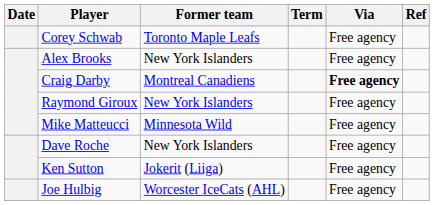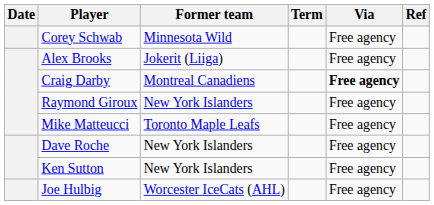(202, 37) Toronto Maple Leafs -> (188, 37) Minnesota Wild
(198, 59) New York Islanders -> (183, 59) Jokerit (Liiga)
(188, 124) Minnesota Wild -> (202, 124) Toronto Maple Leafs
(183, 168) Jokerit (Liiga) -> (198, 168) New York Islanders
